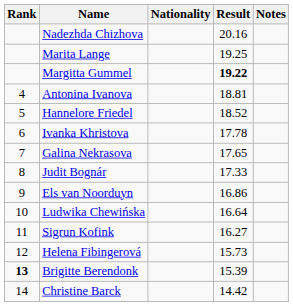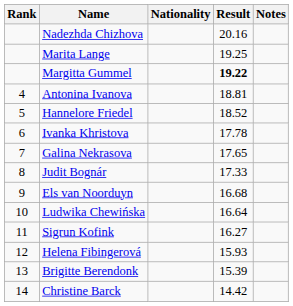(233, 192) 16.86 -> (233, 192) 16.68
(233, 251) 15.73 -> (233, 251) 15.93
(22, 271) bold -> (22, 271) normal
